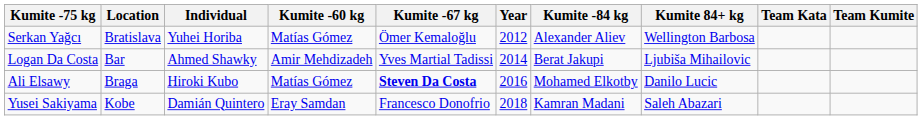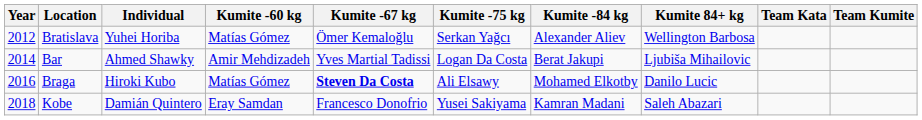columns swapped: (513, 15) <-> (53, 15)
